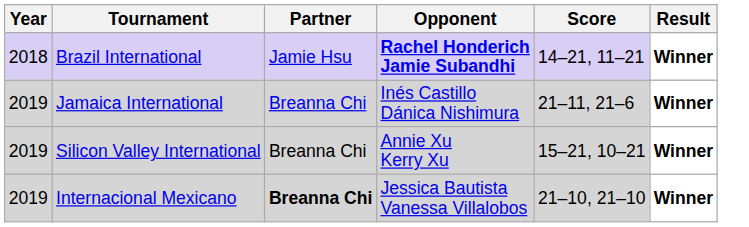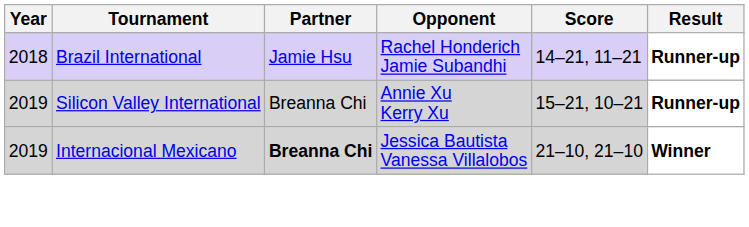(455, 56) bold -> (450, 56) normal
(683, 56) Winner -> (696, 56) Runner-up
- row: (139, 104)
(683, 151) Winner -> (696, 104) Runner-up
